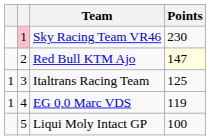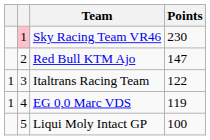(177, 59) lightyellow background -> (177, 59) no background
(177, 81) 125 -> (177, 81) 122
